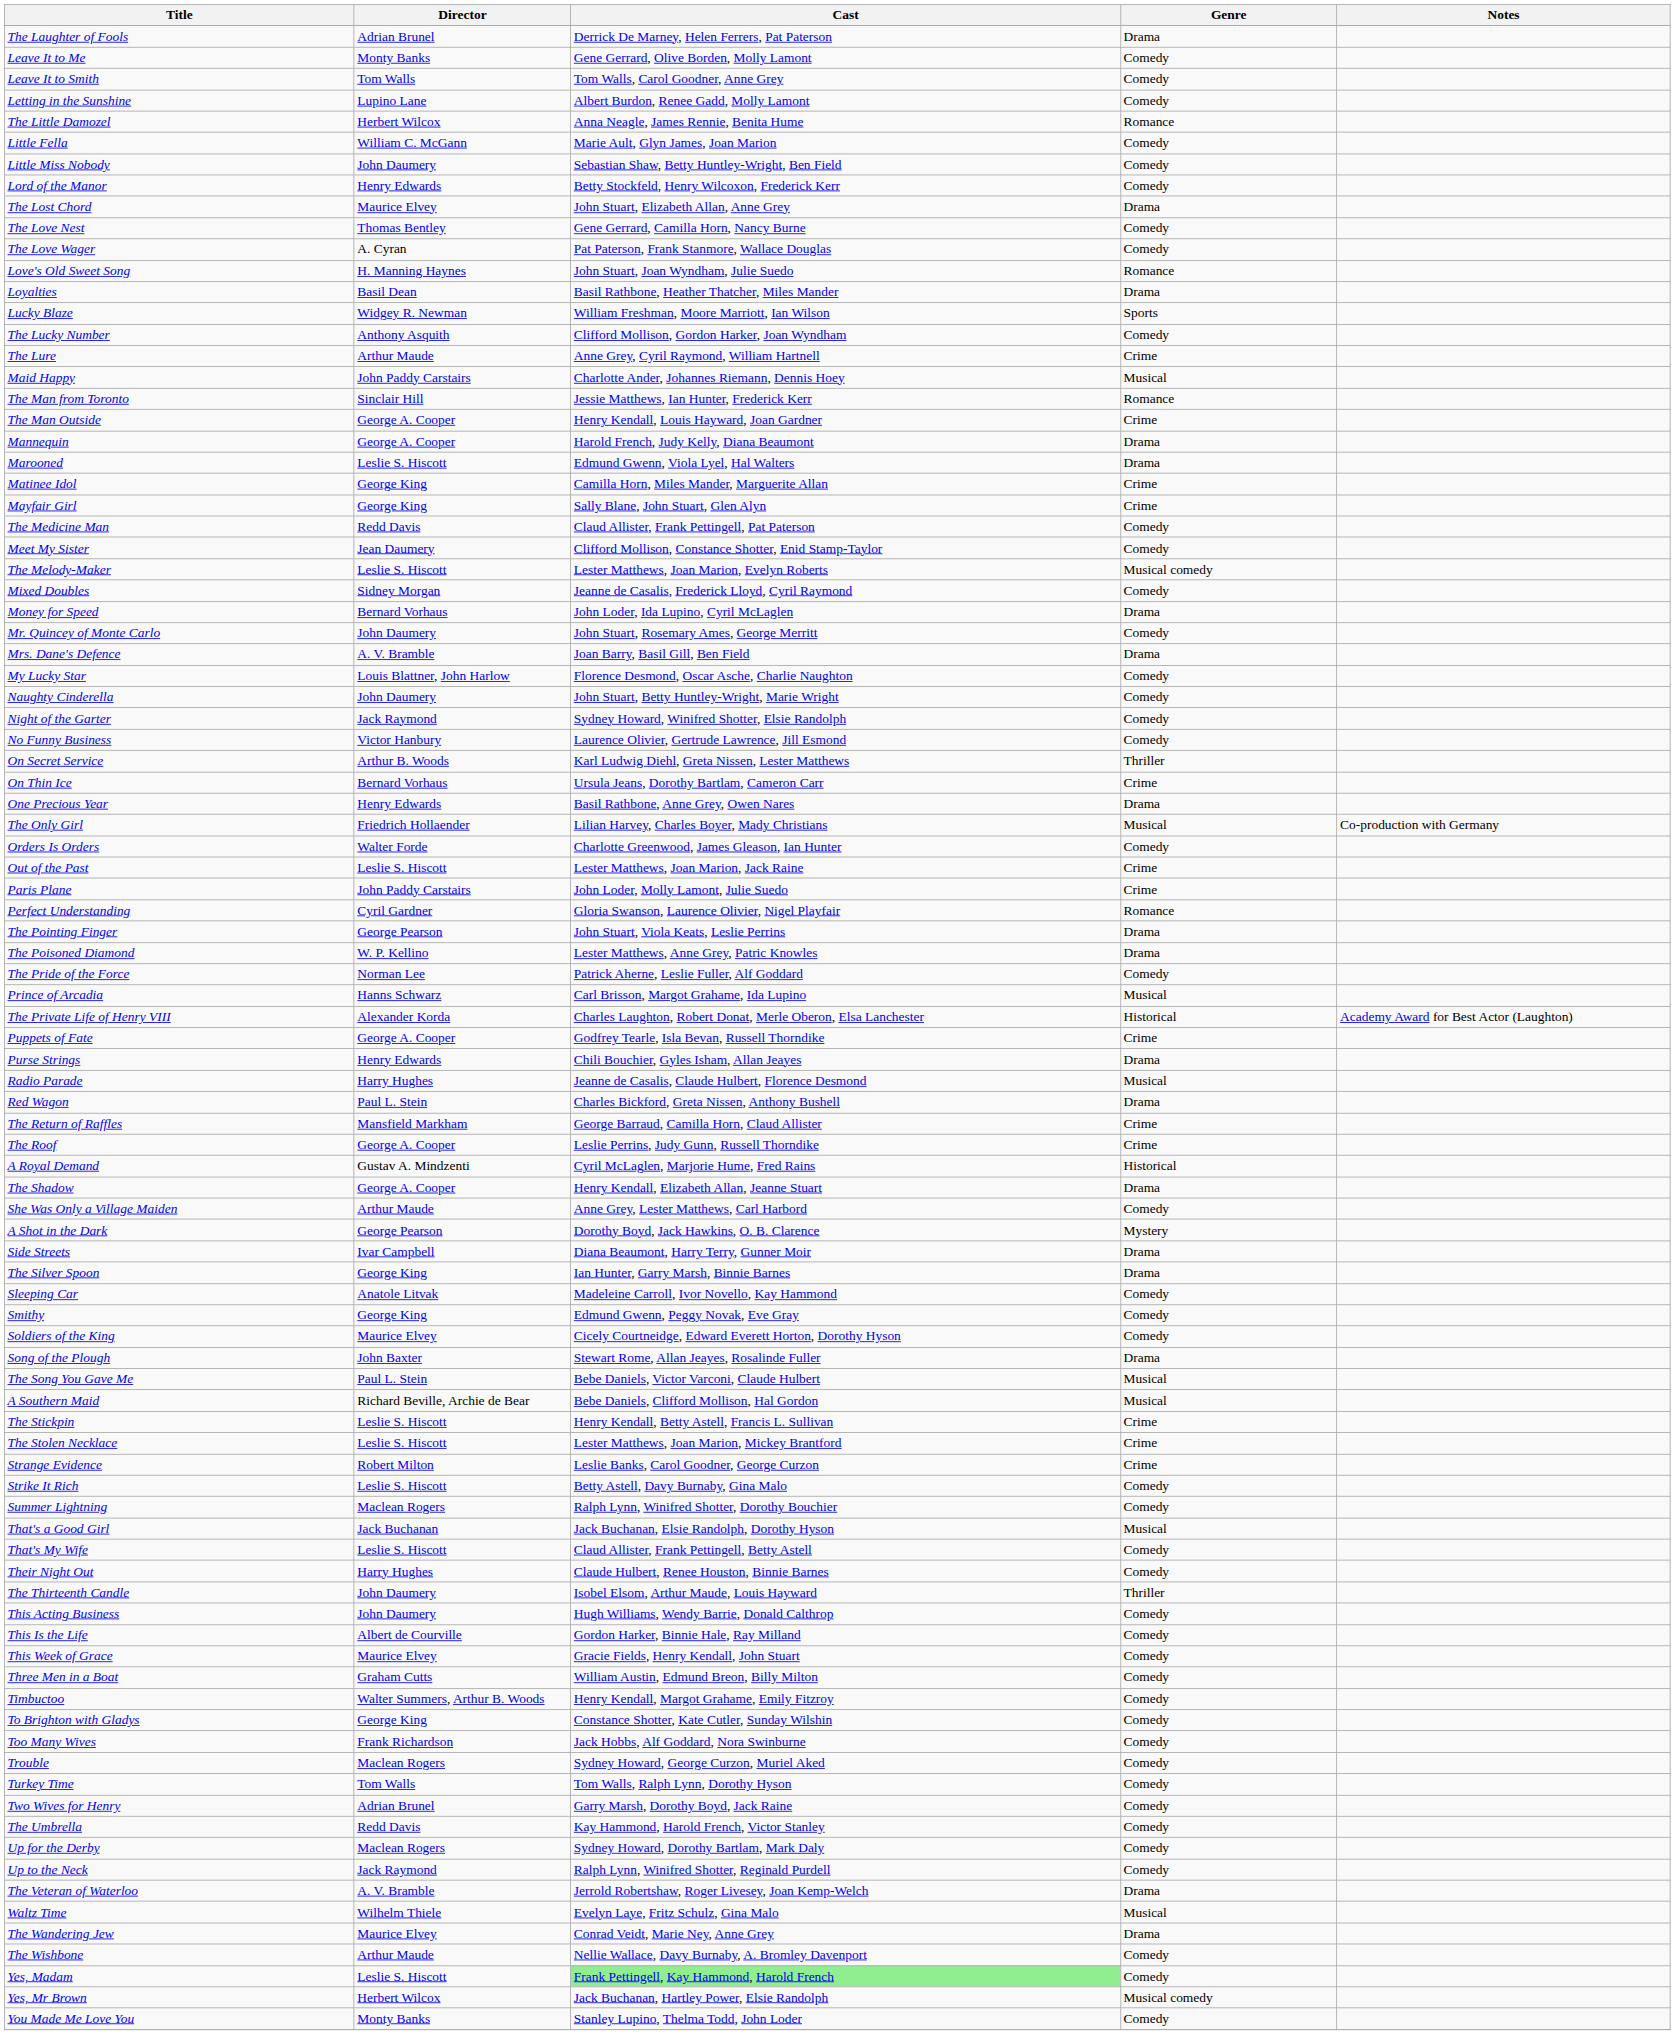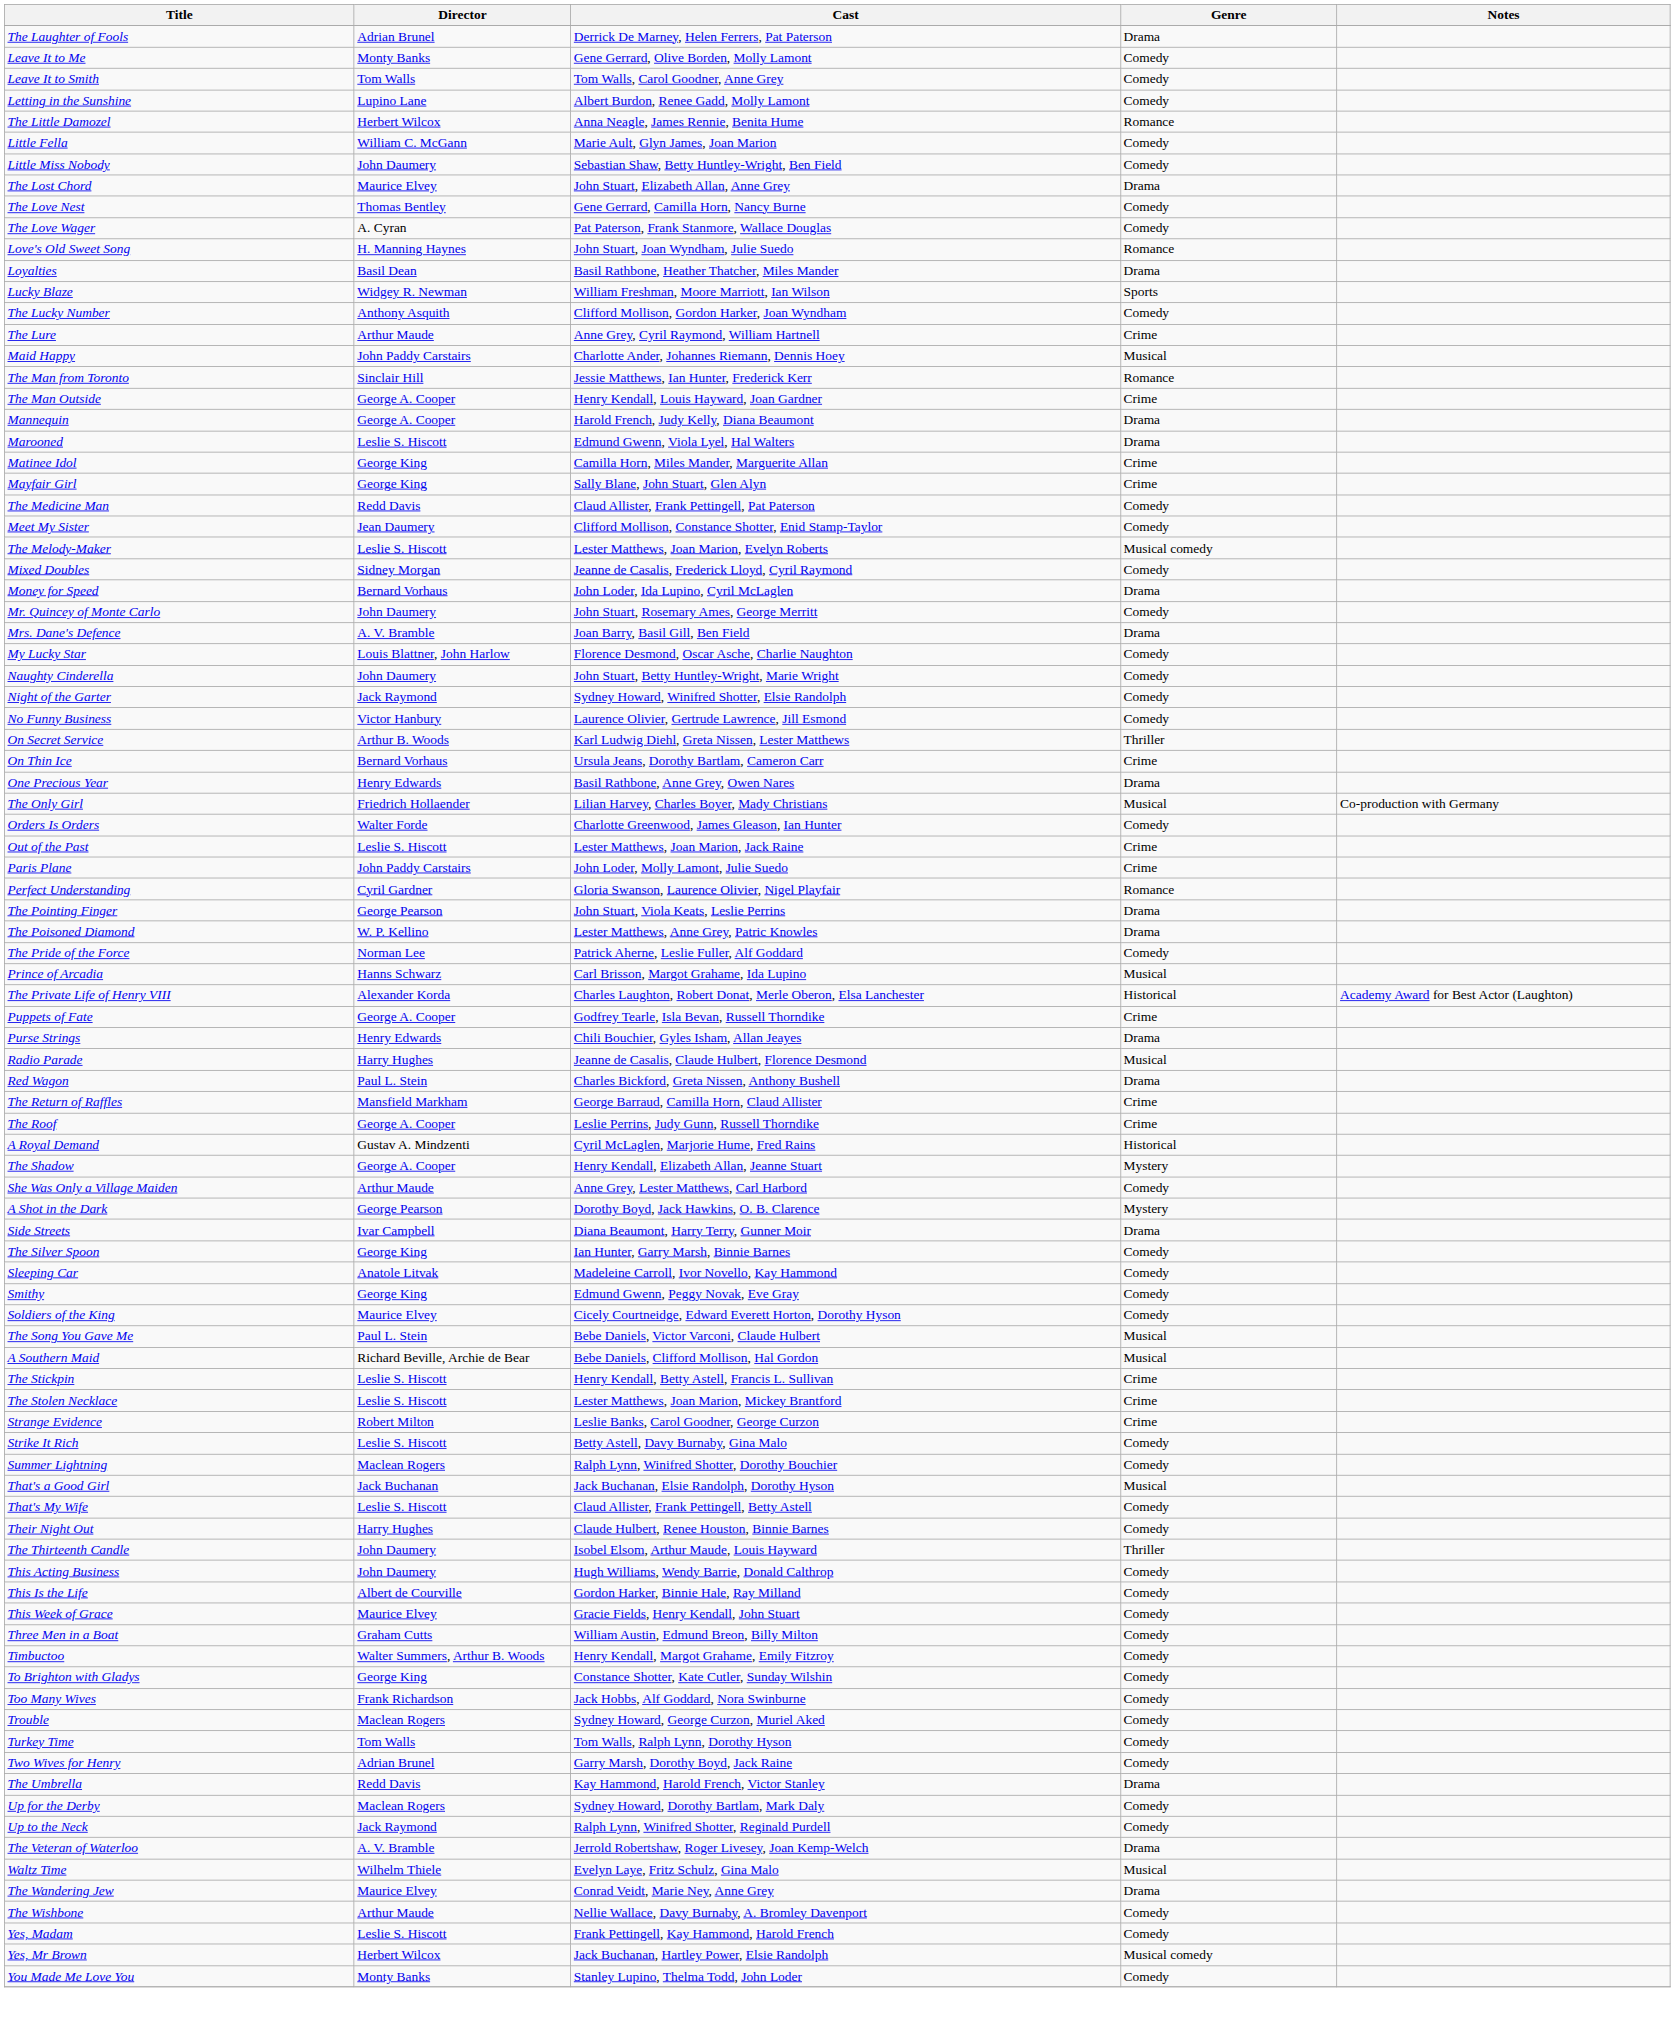- row: (57, 185)
(1142, 1187) Drama -> (1146, 1166) Mystery
(1142, 1272) Drama -> (1146, 1251) Comedy
- row: (59, 1358)
(1146, 1826) Comedy -> (1142, 1784) Drama
(704, 1976) lightgreen background -> (704, 1933) no background
